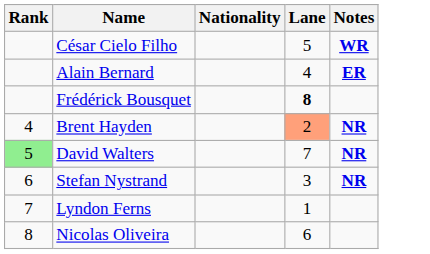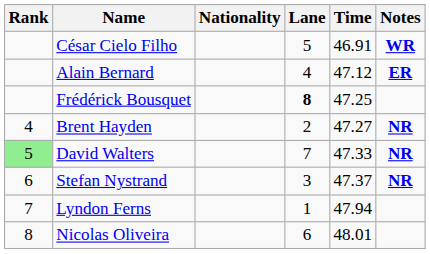+ column: (353, 18)
(307, 126) lightsalmon background -> (307, 126) no background
